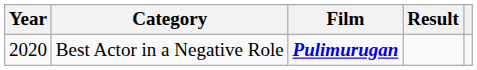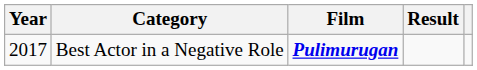(28, 49) 2020 -> (28, 49) 2017
